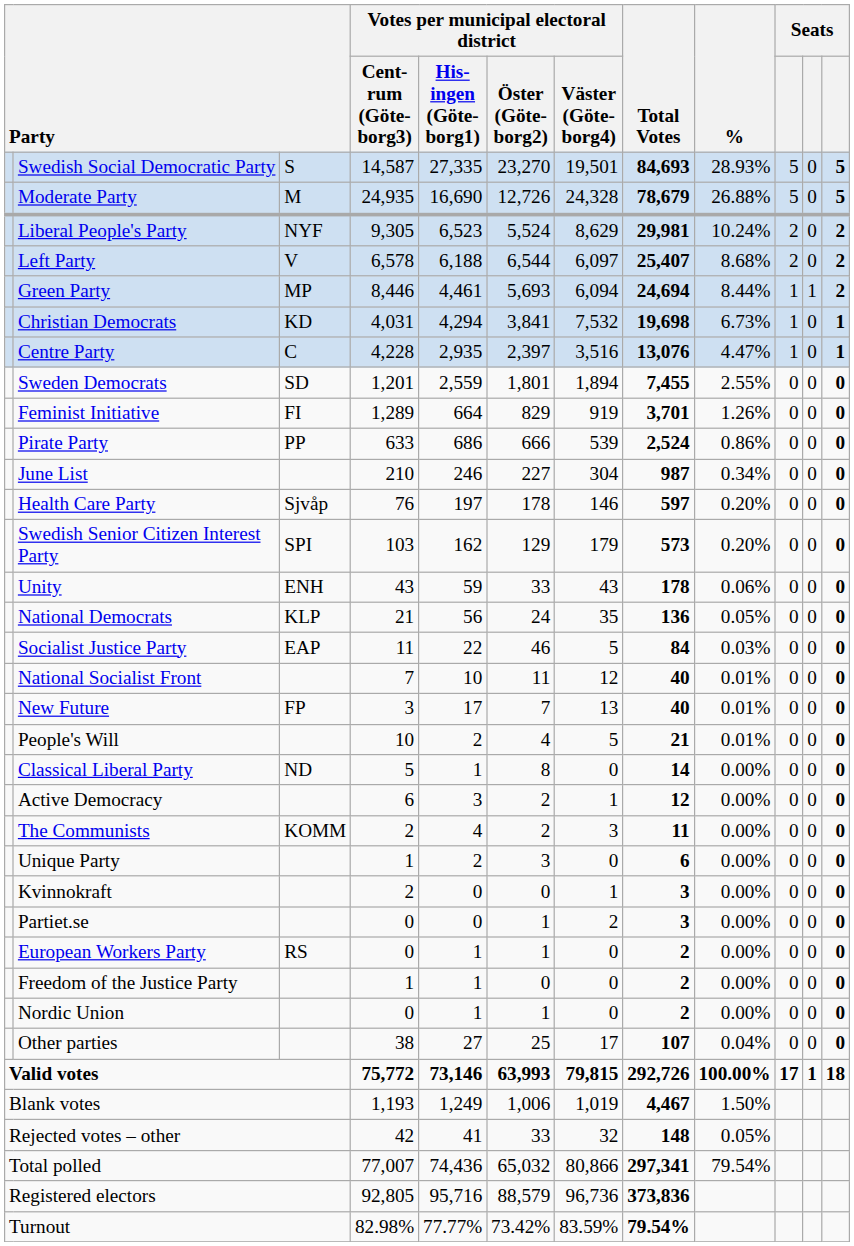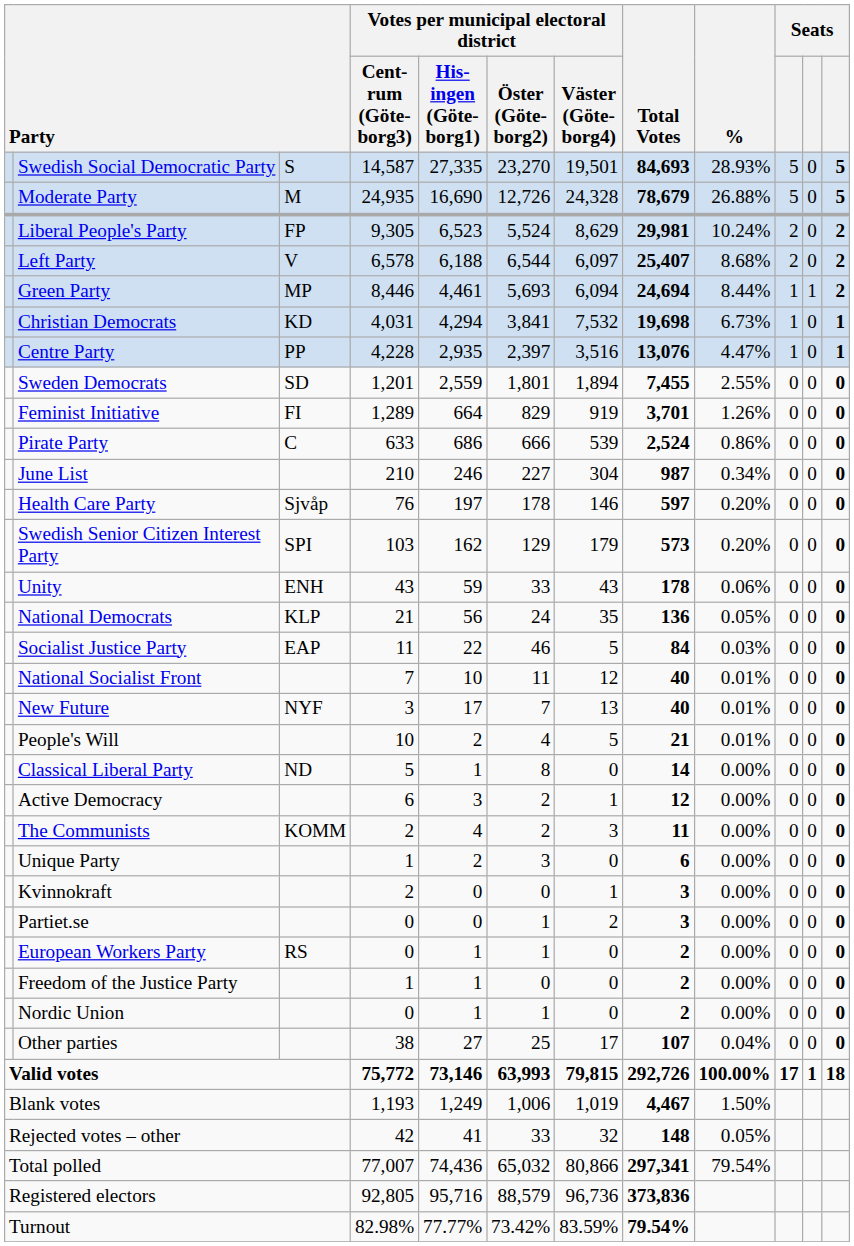(303, 230) NYF -> (295, 230) FP
(291, 352) C -> (295, 352) PP
(295, 443) PP -> (291, 443) C
(295, 708) FP -> (303, 708) NYF
